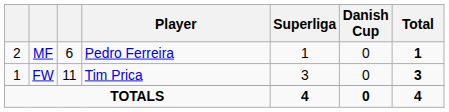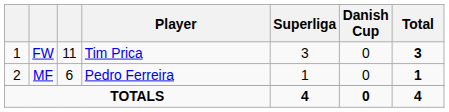rows swapped: (43, 75) <-> (43, 53)
